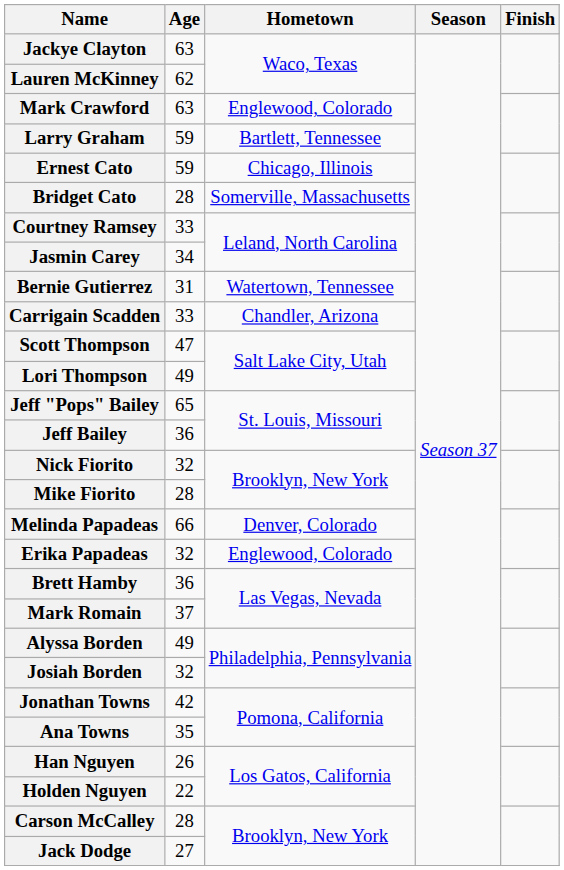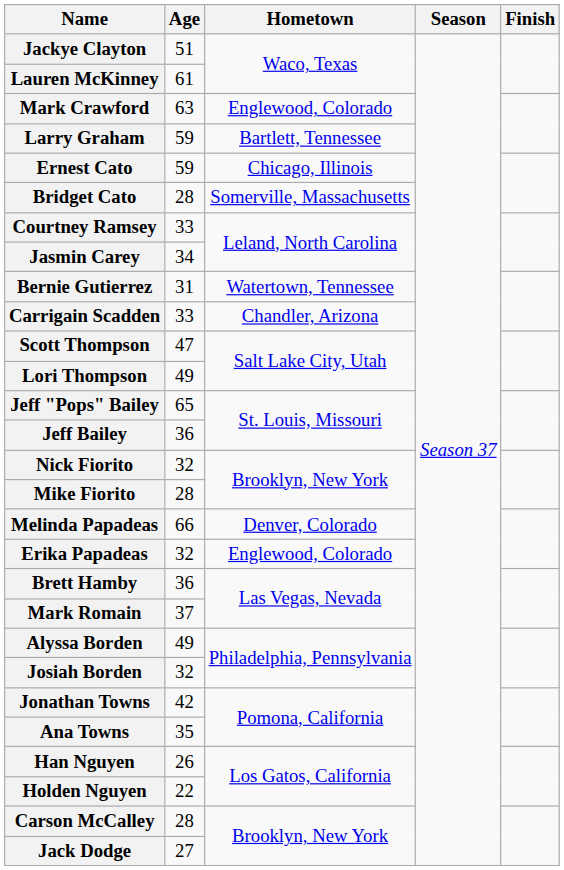(184, 49) 63 -> (184, 49) 51
(184, 78) 62 -> (184, 78) 61
